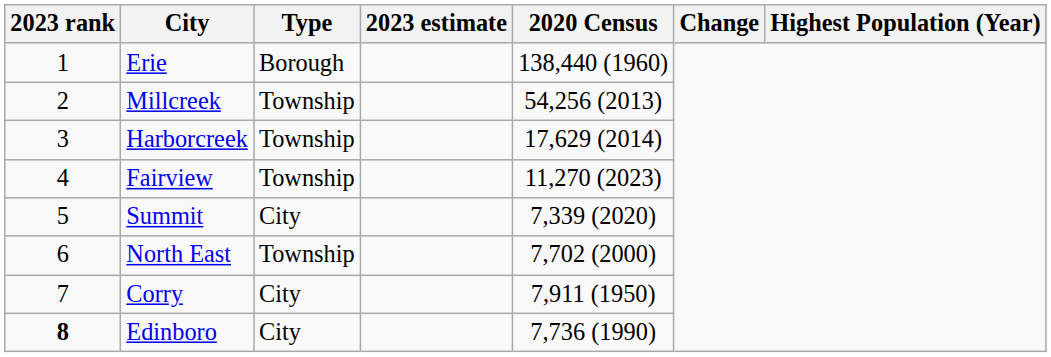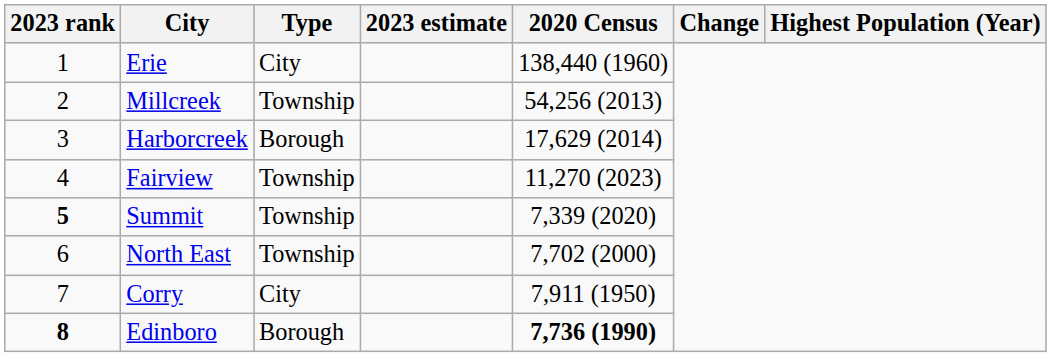(302, 62) Borough -> (280, 62) City
(307, 139) Township -> (302, 139) Borough
(63, 216) normal -> (63, 216) bold
(280, 216) City -> (307, 216) Township
(280, 332) City -> (302, 332) Borough
(593, 332) normal -> (593, 332) bold
